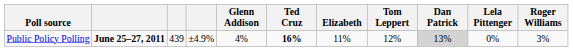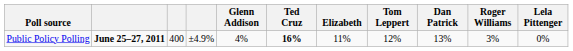columns swapped: (493, 17) <-> (543, 17)
(177, 38) 439 -> (177, 38) 400
(442, 38) lightgrey background -> (442, 38) no background
